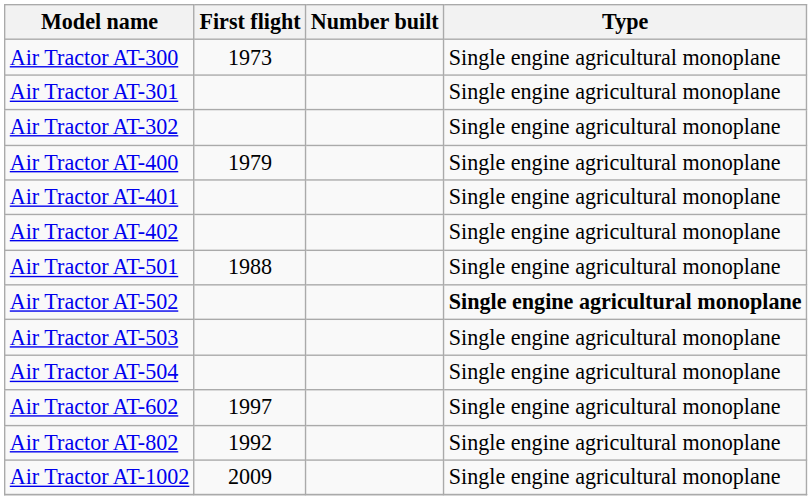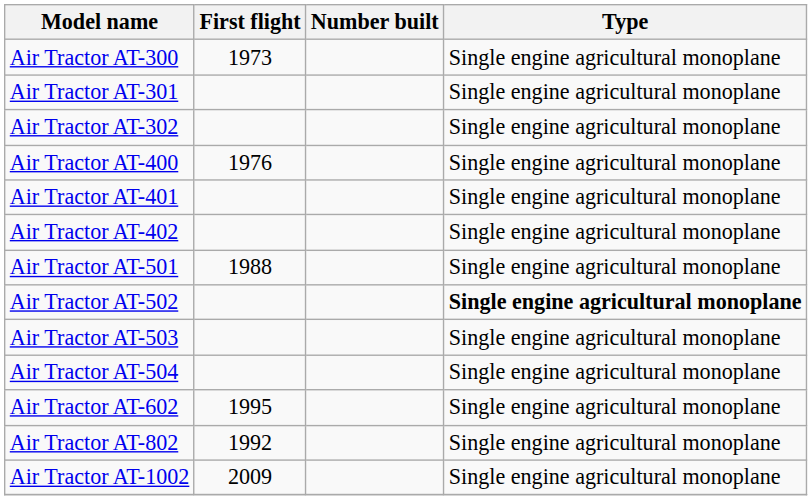(250, 162) 1979 -> (250, 162) 1976
(250, 407) 1997 -> (250, 407) 1995
